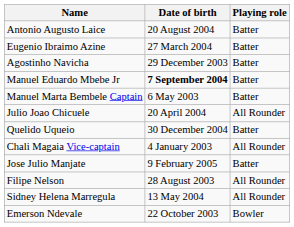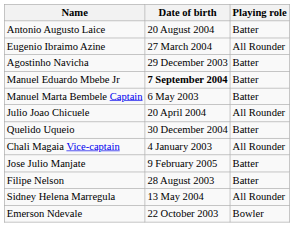(246, 46) Batter -> (259, 46) All Rounder
(259, 180) All Rounder -> (246, 180) Batter
